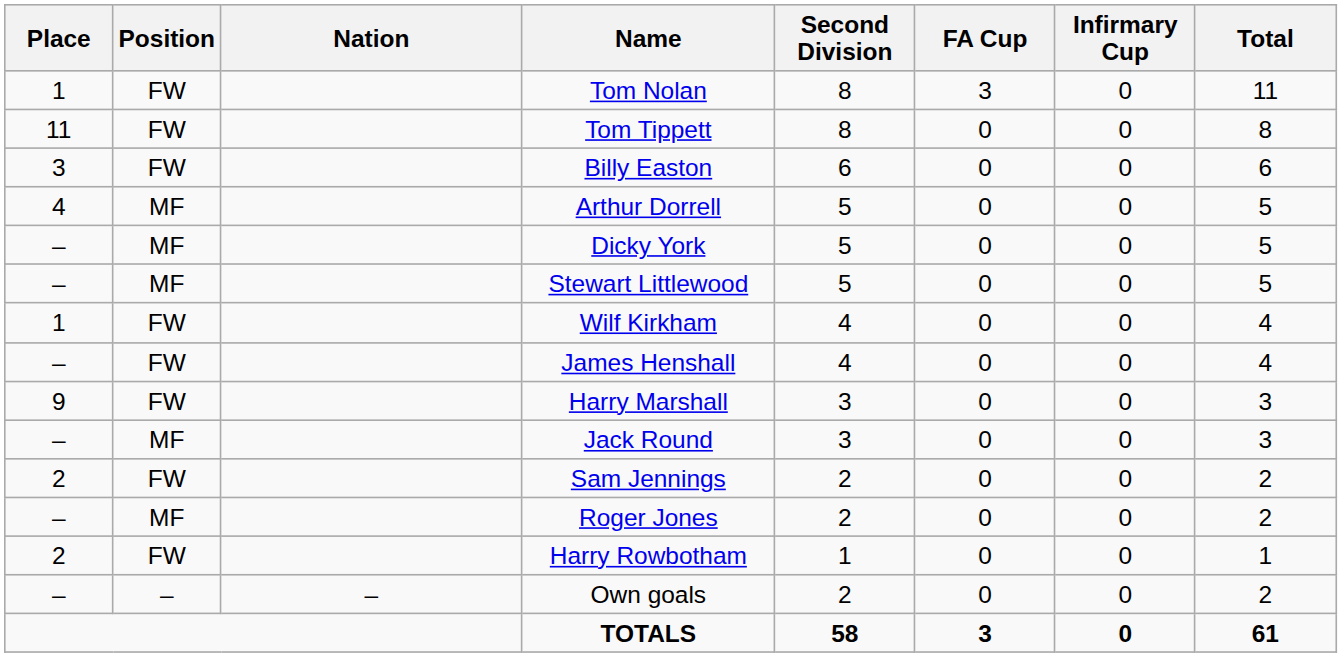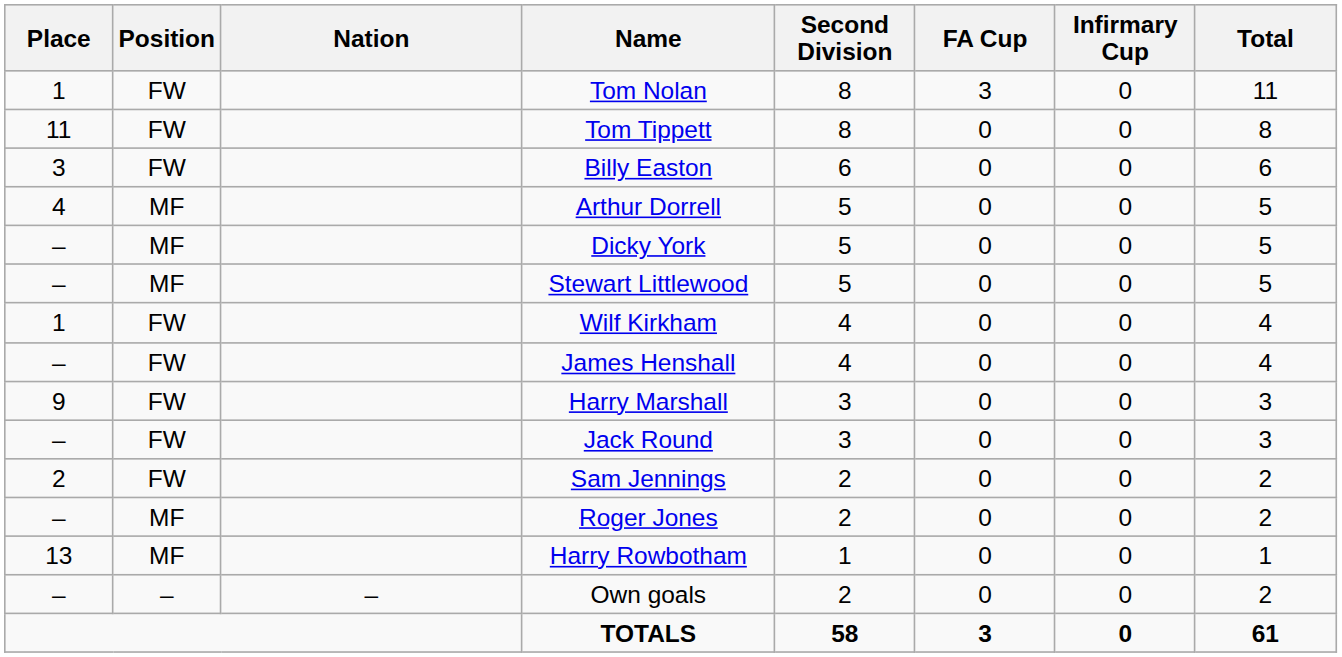(167, 439) MF -> (167, 439) FW
(59, 555) 2 -> (59, 555) 13
(167, 555) FW -> (167, 555) MF
